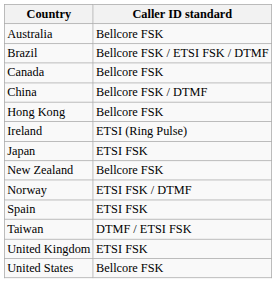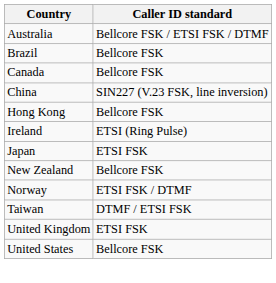(130, 33) Bellcore FSK -> (182, 33) Bellcore FSK / ETSI FSK / DTMF
(182, 53) Bellcore FSK / ETSI FSK / DTMF -> (130, 53) Bellcore FSK
(152, 92) Bellcore FSK / DTMF -> (182, 92) SIN227 (V.23 FSK, line inversion)
- row: (21, 209)
